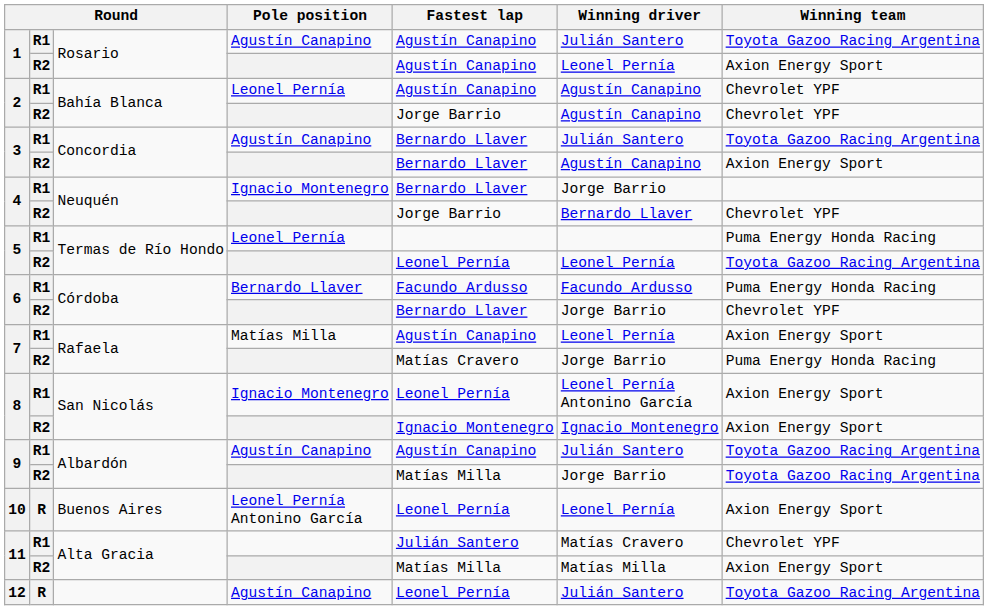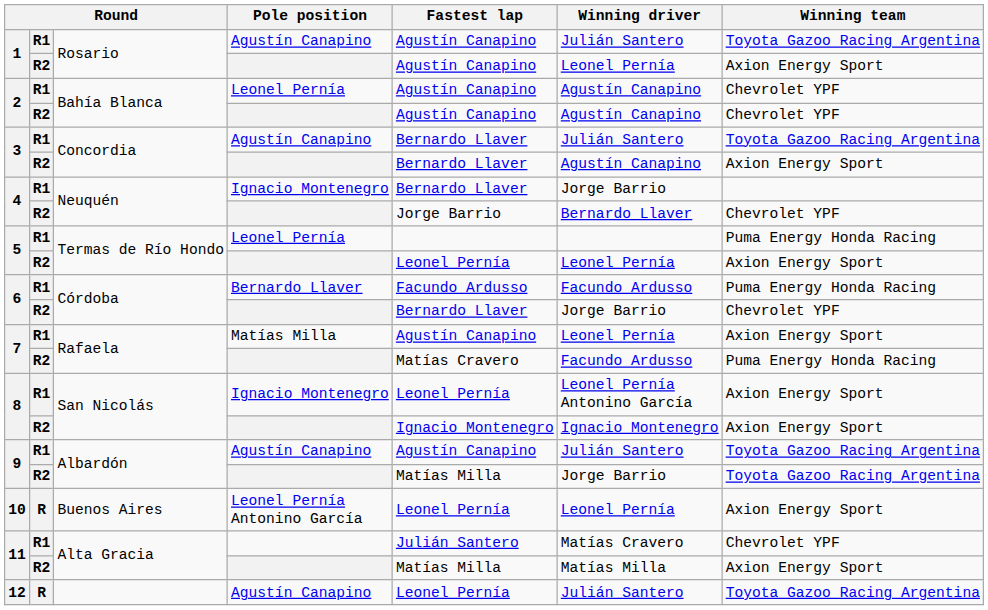(449, 115) Jorge Barrio -> (466, 115) Agustín Canapino
(853, 262) Toyota Gazoo Racing Argentina -> (805, 262) Axion Energy Sport
(613, 361) Jorge Barrio -> (627, 361) Facundo Ardusso
